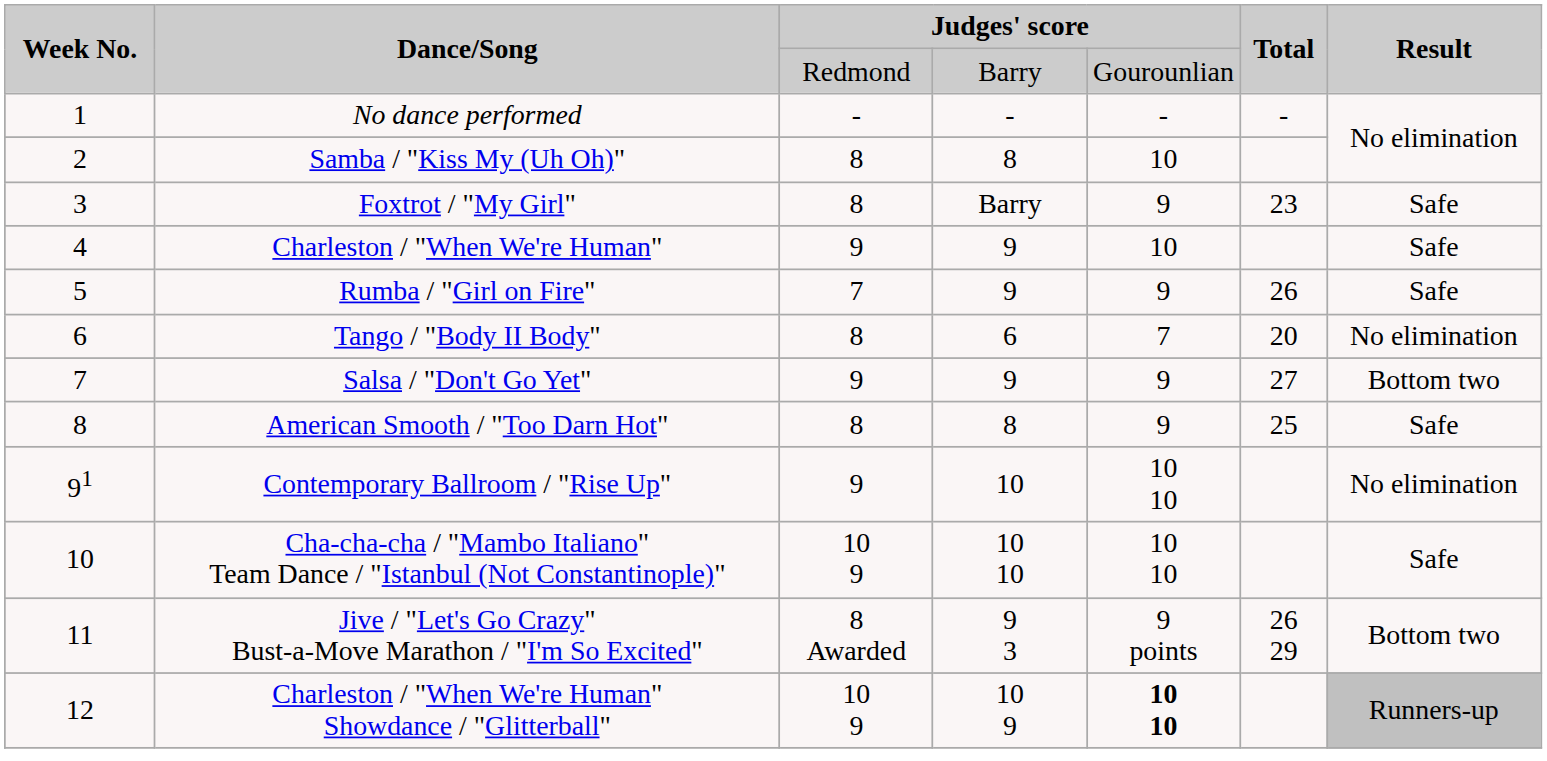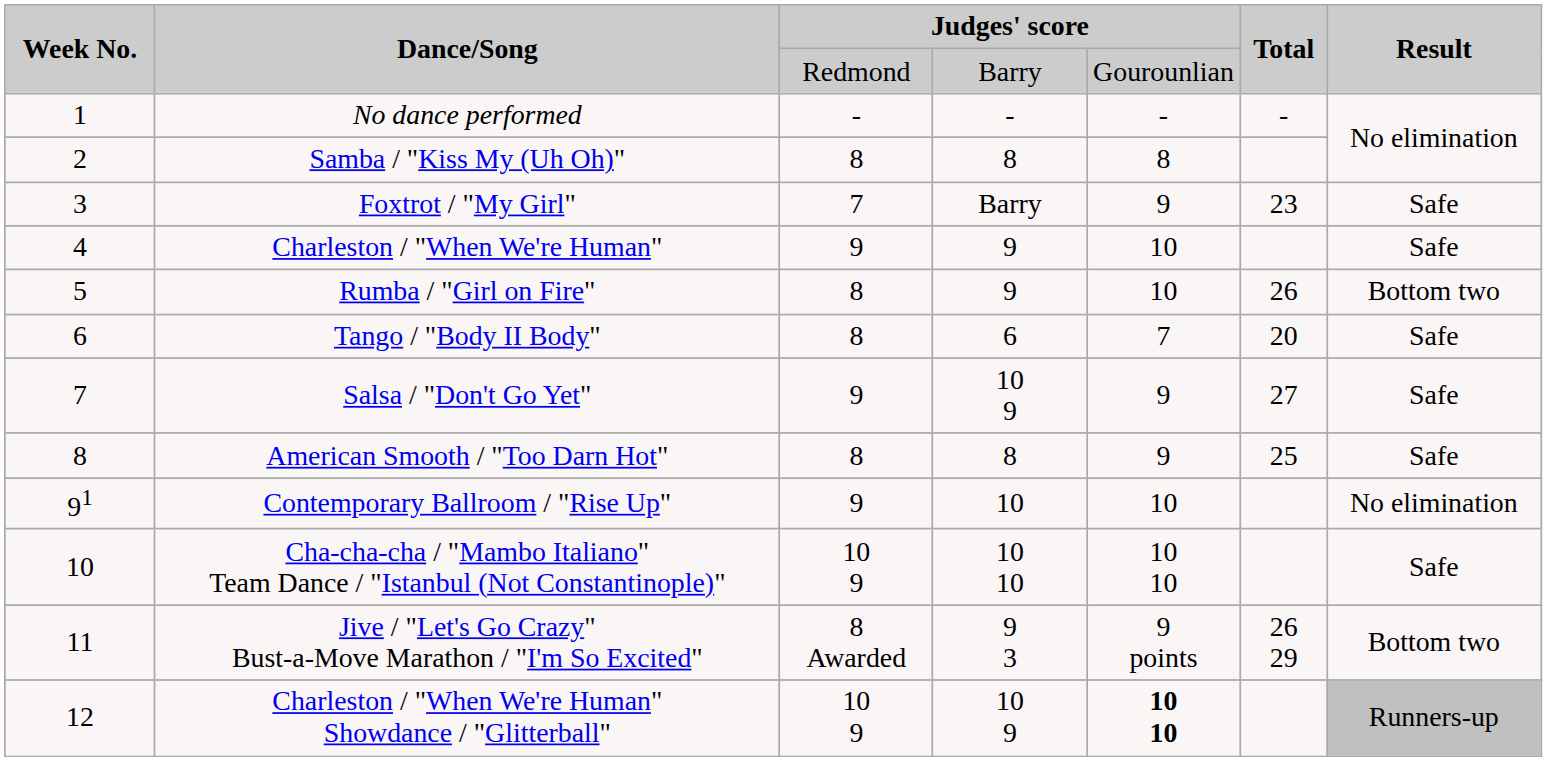(1163, 159) 10 -> (1163, 159) 8
(856, 203) 8 -> (856, 203) 7
(856, 291) 7 -> (856, 291) 8
(1163, 291) 9 -> (1163, 291) 10
(1434, 291) Safe -> (1434, 291) Bottom two
(1434, 335) No elimination -> (1434, 335) Safe
(1010, 379) 9 -> (1010, 395) 10 9
(1434, 379) Bottom two -> (1434, 395) Safe
(1163, 483) 10 10 -> (1163, 503) 10
